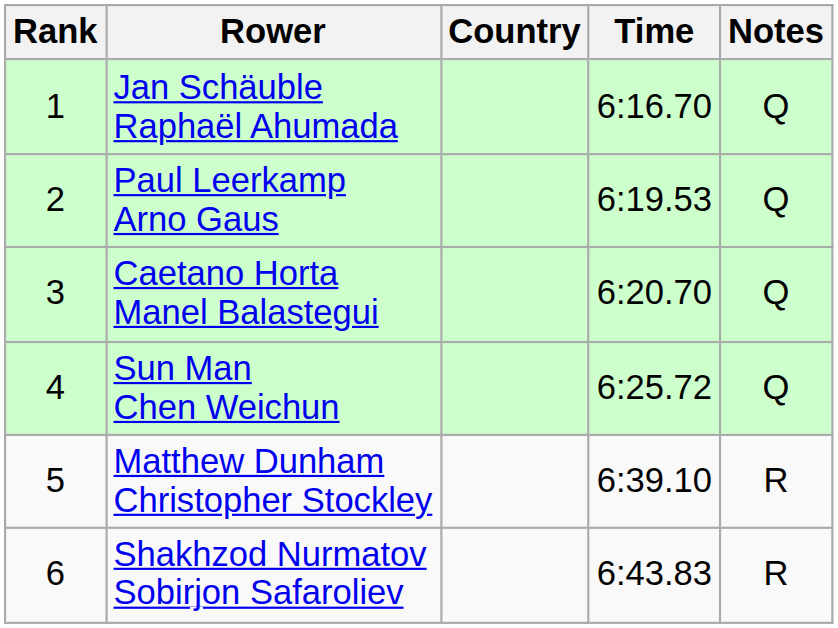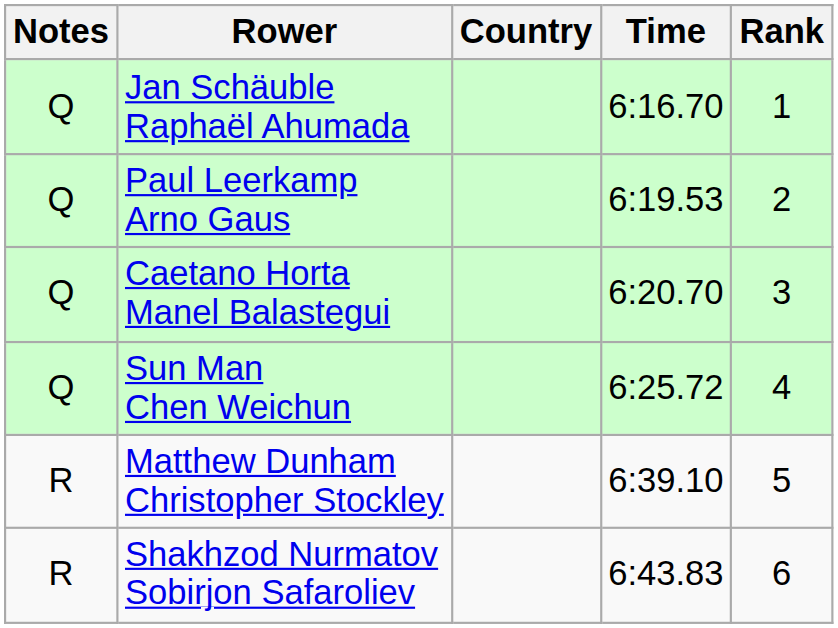columns swapped: (55, 31) <-> (776, 31)
